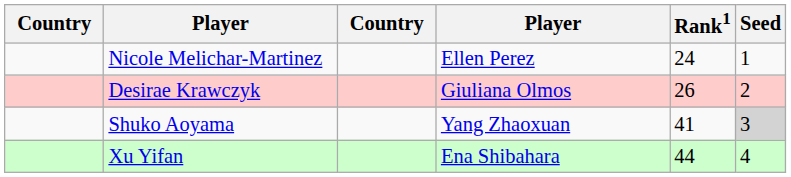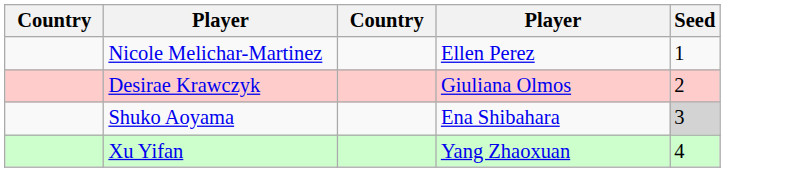- column: (702, 23)
(506, 123) Yang Zhaoxuan -> (500, 118) Ena Shibahara
(500, 156) Ena Shibahara -> (506, 150) Yang Zhaoxuan
